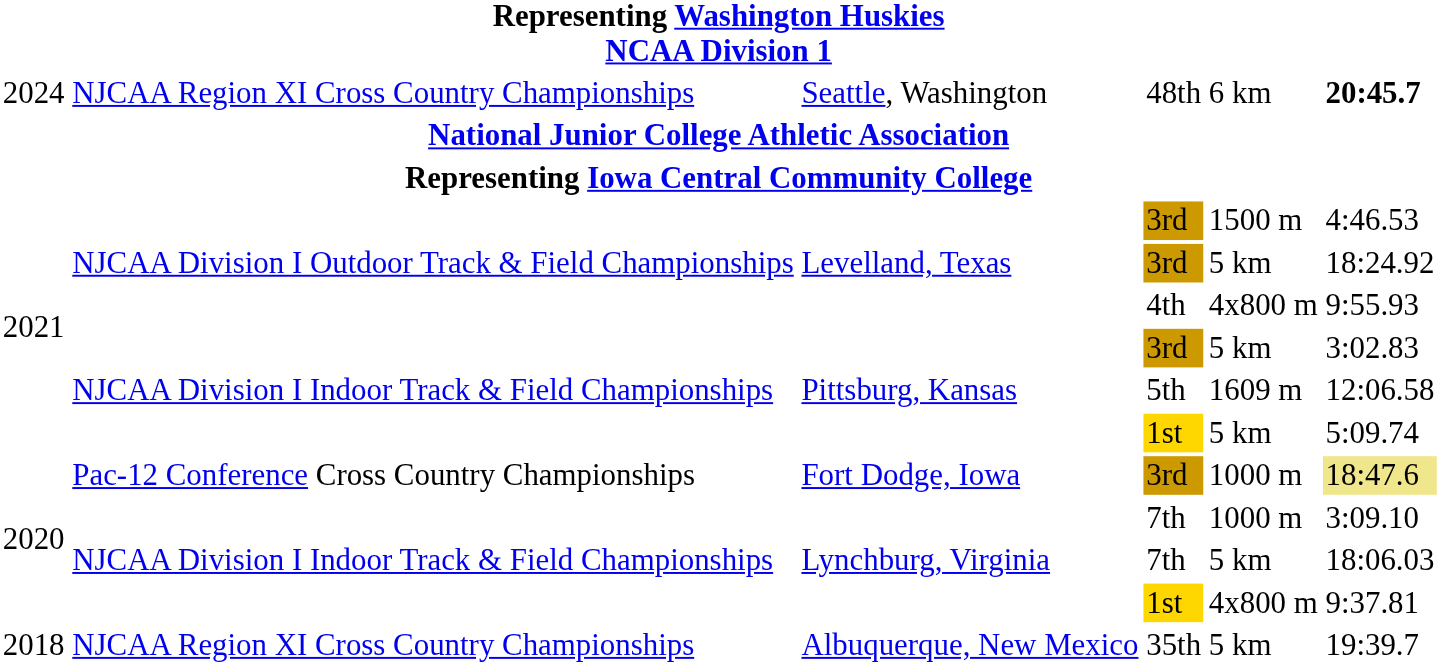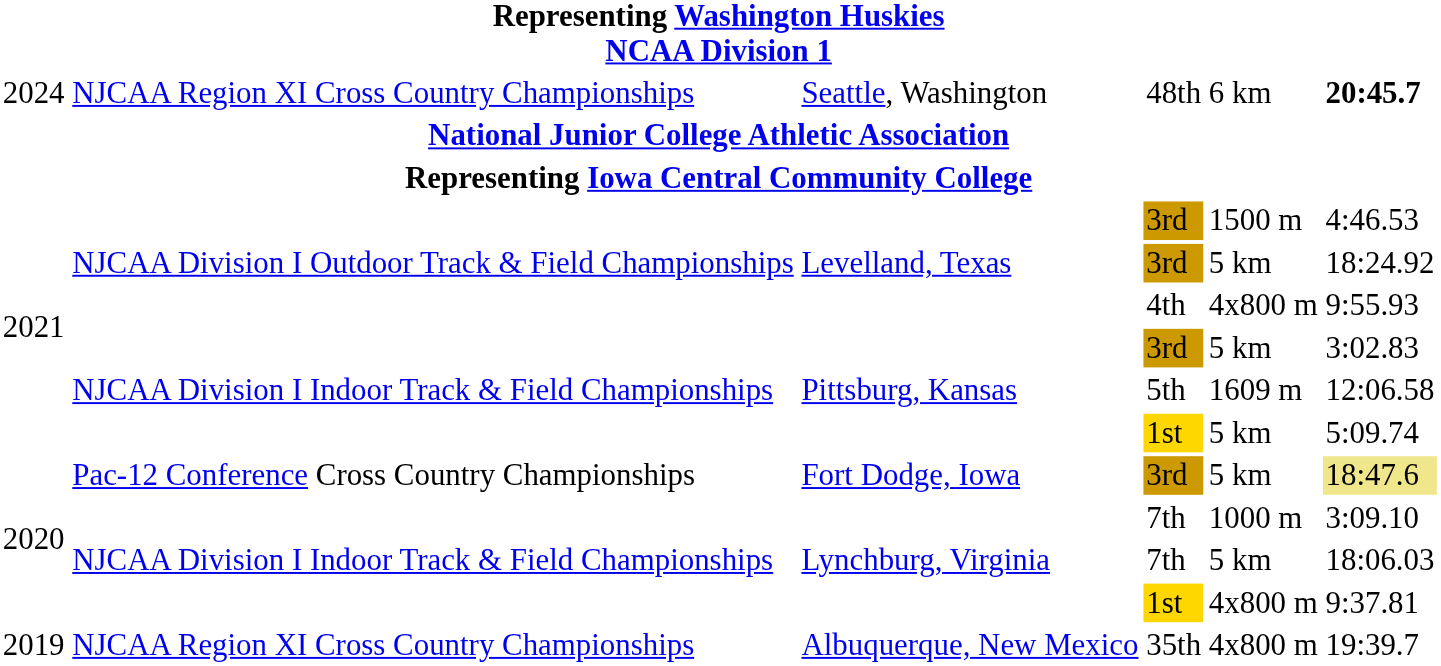(1256, 475) 1000 m -> (1240, 475) 5 km
(34, 644) 2018 -> (34, 644) 2019
(1240, 644) 5 km -> (1263, 644) 4x800 m
